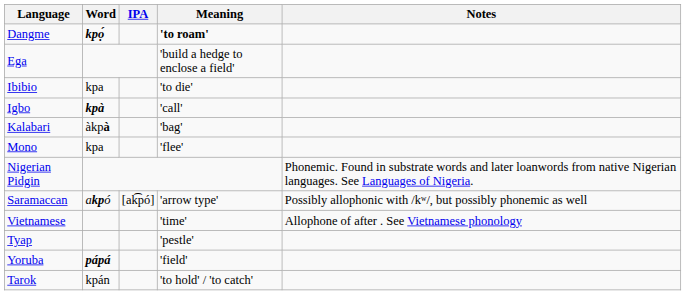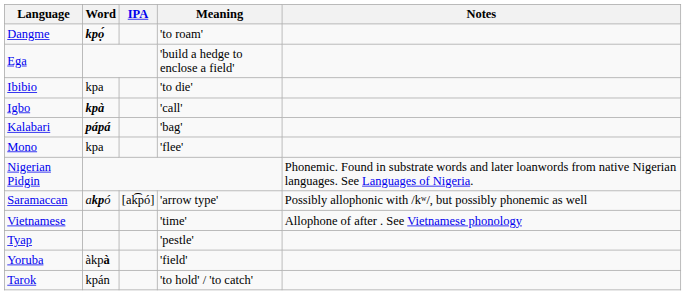(184, 34) bold -> (182, 34) normal
(98, 127) àkpà -> (98, 127) pápá
(98, 260) pápá -> (98, 260) àkpà
